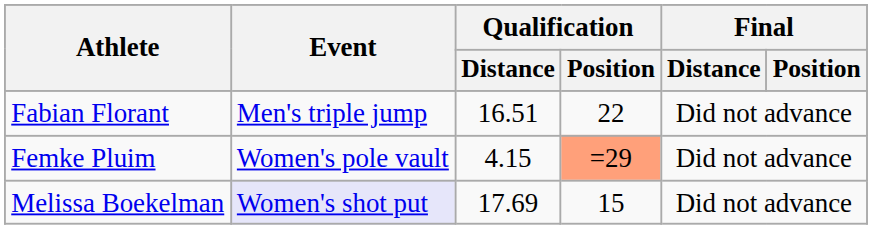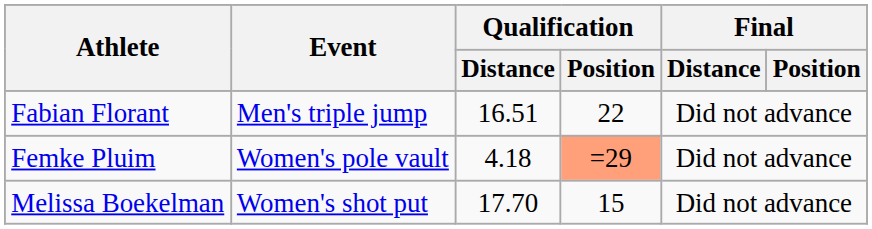(508, 157) 4.15 -> (508, 157) 4.18
(332, 202) lavender background -> (332, 202) no background
(508, 202) 17.69 -> (508, 202) 17.70
